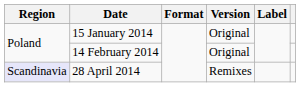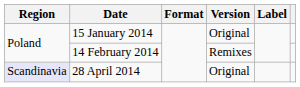(229, 52) Original -> (230, 52) Remixes
(230, 71) Remixes -> (229, 71) Original
